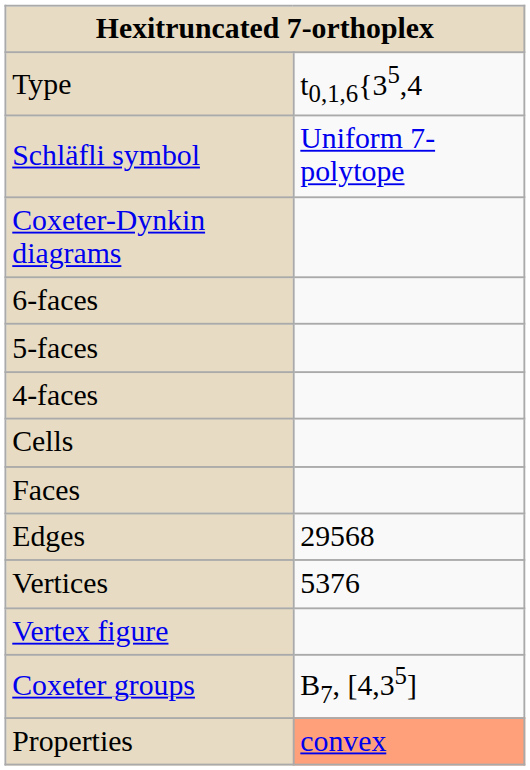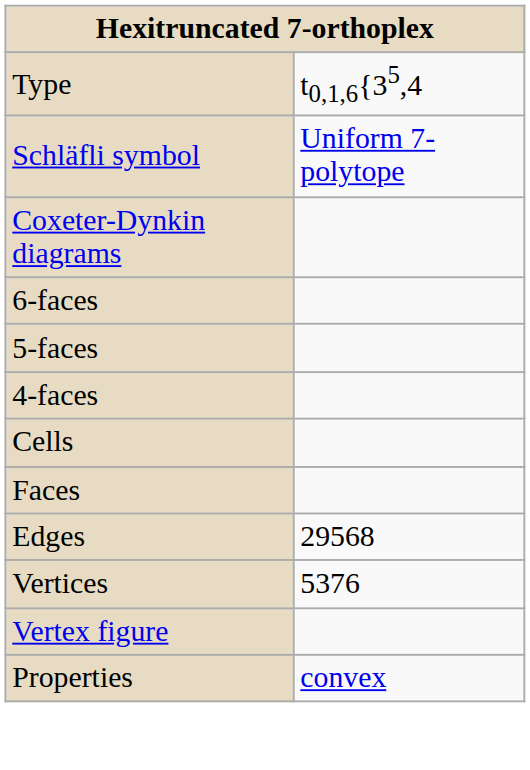- row: (104, 685)
(343, 741) lightsalmon background -> (343, 678) no background
